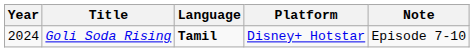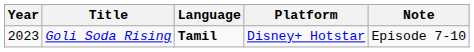(23, 37) 2024 -> (23, 37) 2023
